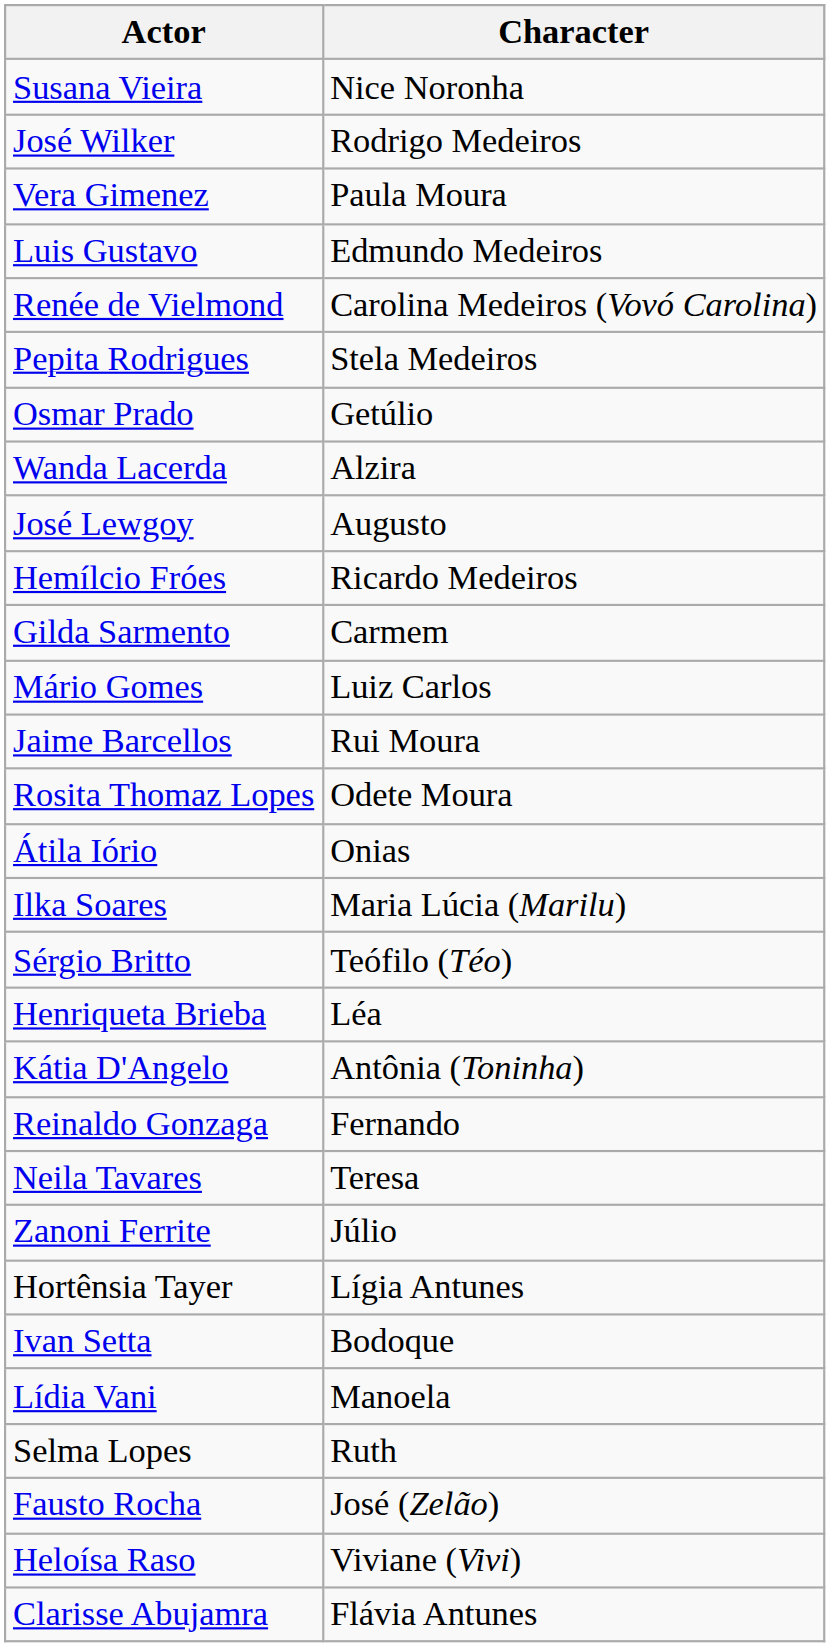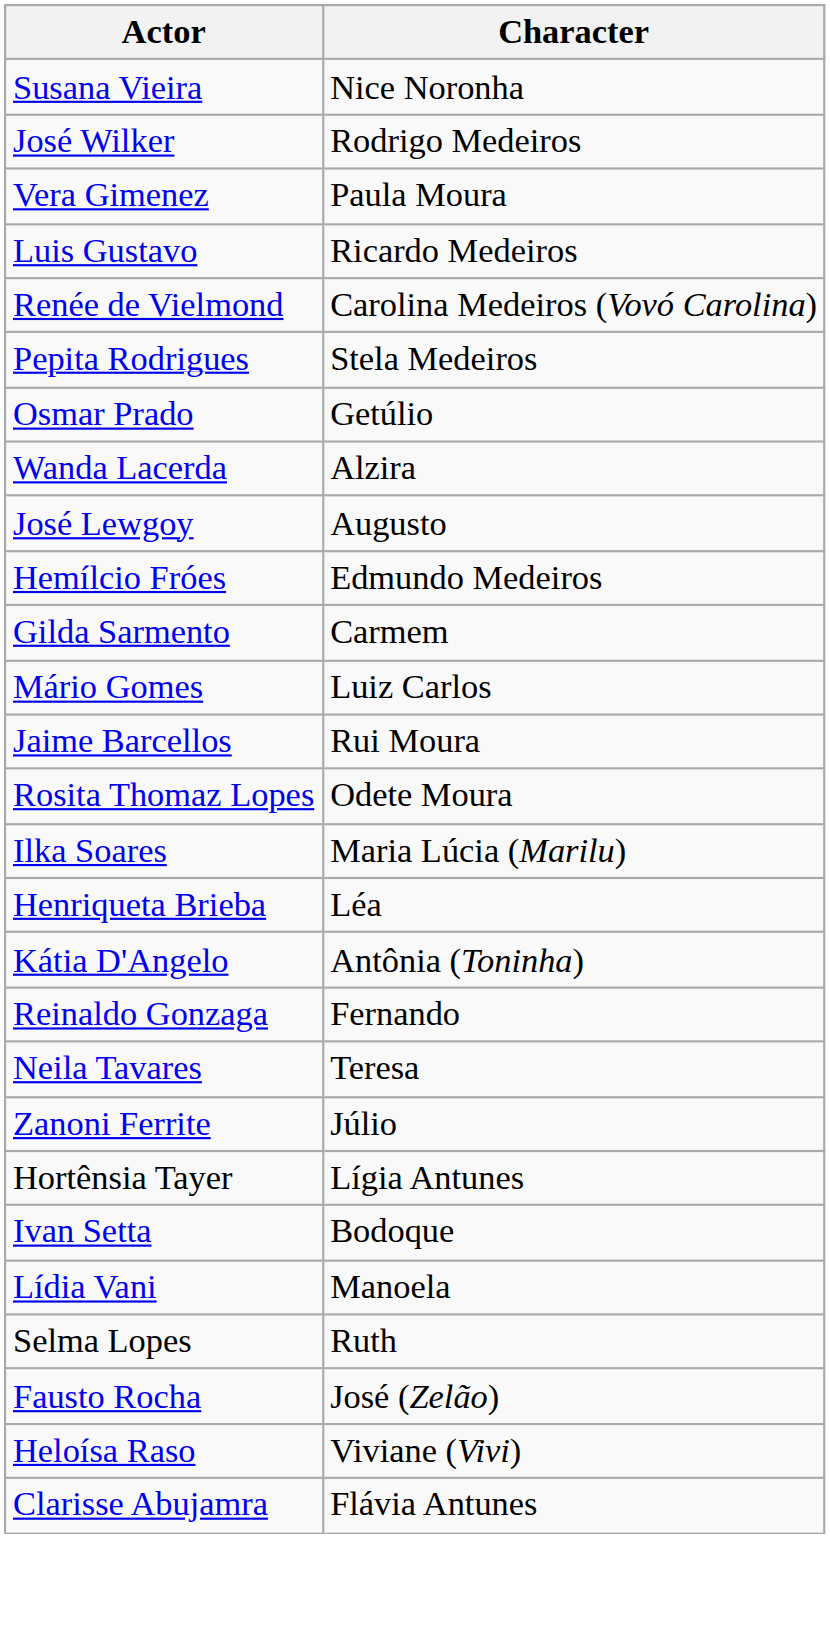(466, 250) Edmundo Medeiros -> (454, 250) Ricardo Medeiros
(454, 577) Ricardo Medeiros -> (466, 577) Edmundo Medeiros
- row: (85, 850)
- row: (102, 959)
